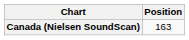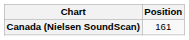(163, 27) 163 -> (163, 27) 161
